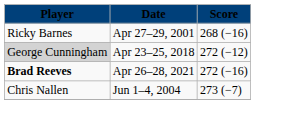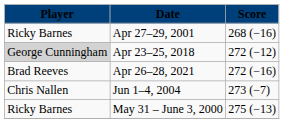(39, 71) bold -> (38, 71) normal
+ row: (168, 109)
